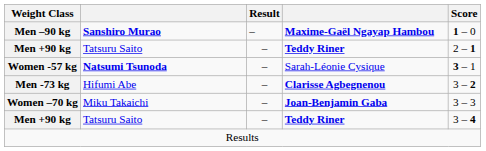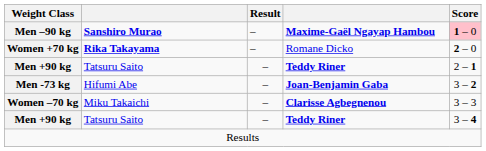(464, 31) no background -> (465, 31) pink background
+ row: (43, 48)
- row: (42, 66)
(335, 84) Clarisse Agbegnenou -> (337, 84) Joan-Benjamin Gaba
(336, 102) Joan-Benjamin Gaba -> (336, 102) Clarisse Agbegnenou
